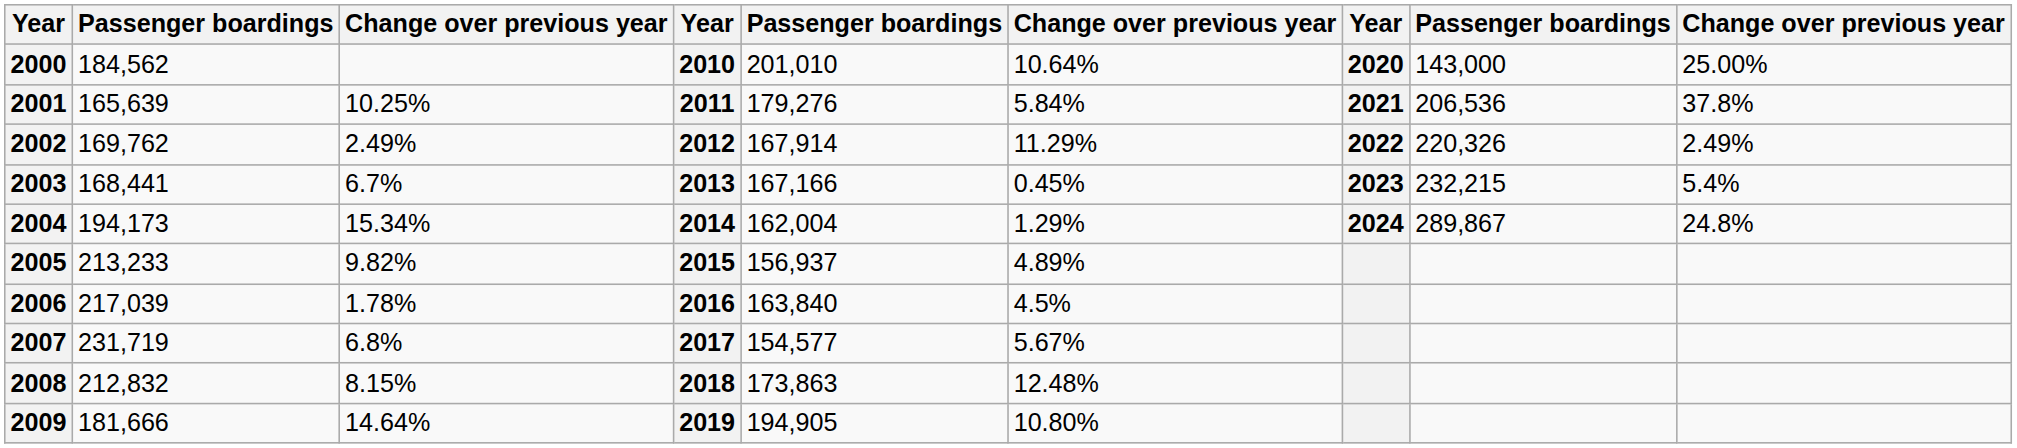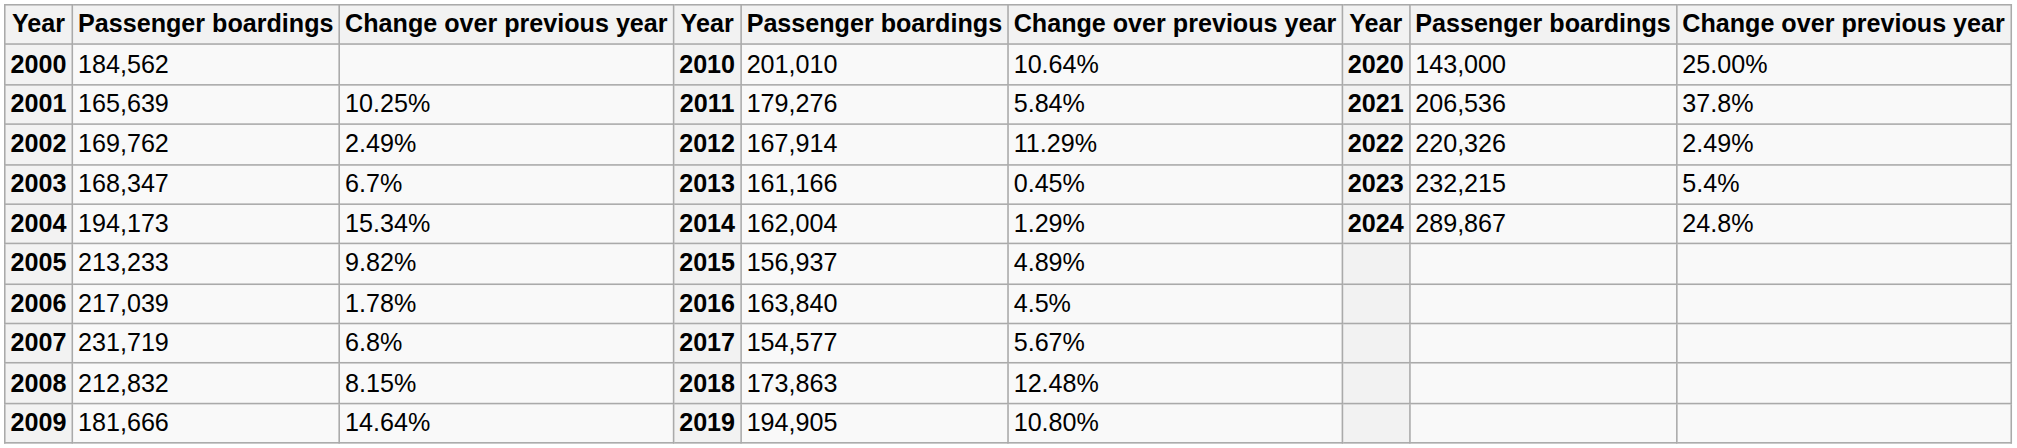(123, 183) 168,441 -> (123, 183) 168,347
(792, 183) 167,166 -> (792, 183) 161,166
